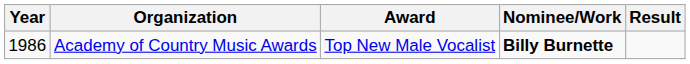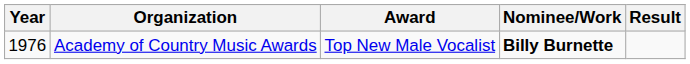(27, 44) 1986 -> (27, 44) 1976
